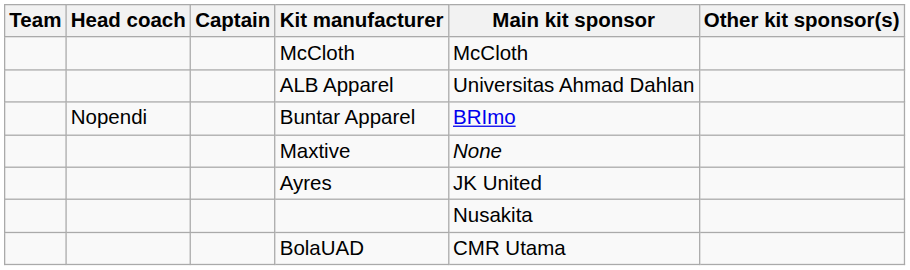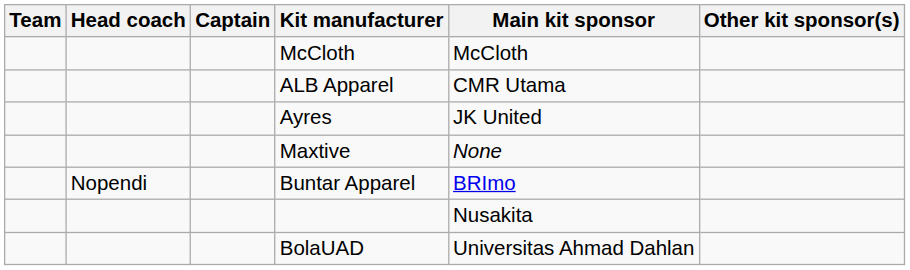(574, 85) Universitas Ahmad Dahlan -> (509, 85) CMR Utama
rows swapped: (306, 183) <-> (347, 118)
(509, 248) CMR Utama -> (574, 248) Universitas Ahmad Dahlan
